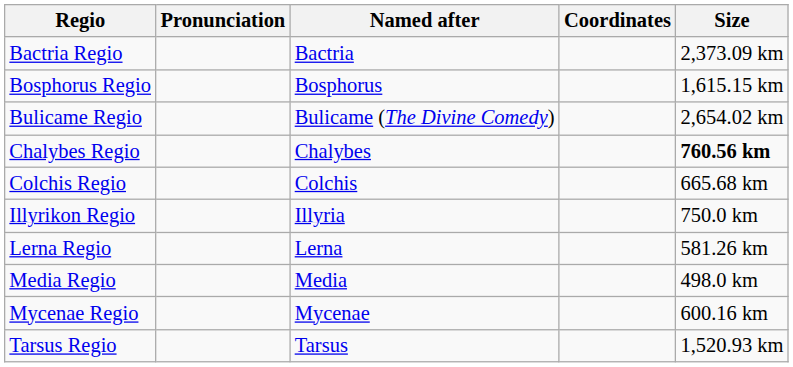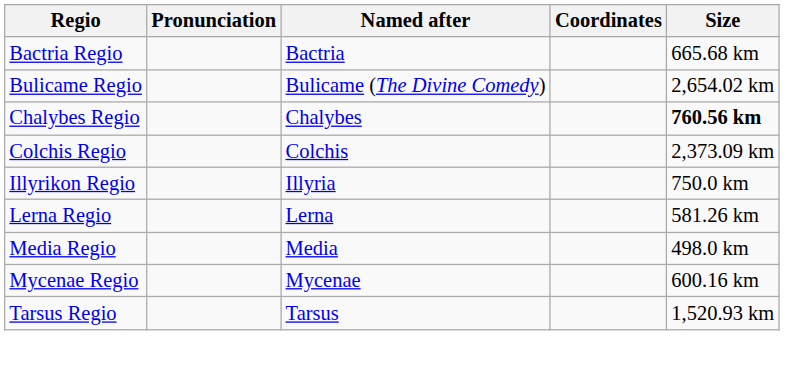(732, 53) 2,373.09 km -> (715, 53) 665.68 km
- row: (80, 85)
(724, 183) 665.68 km -> (723, 150) 2,373.09 km
